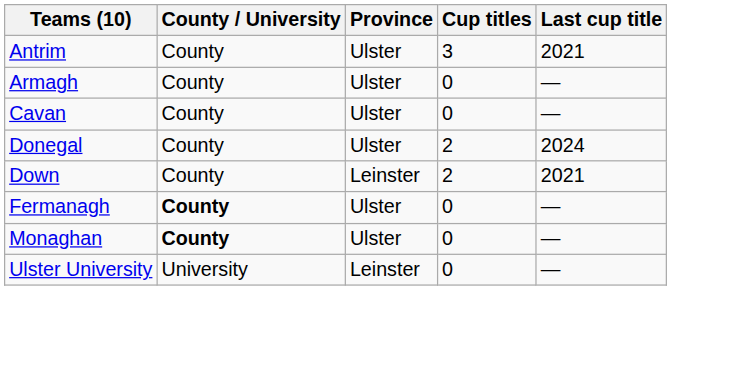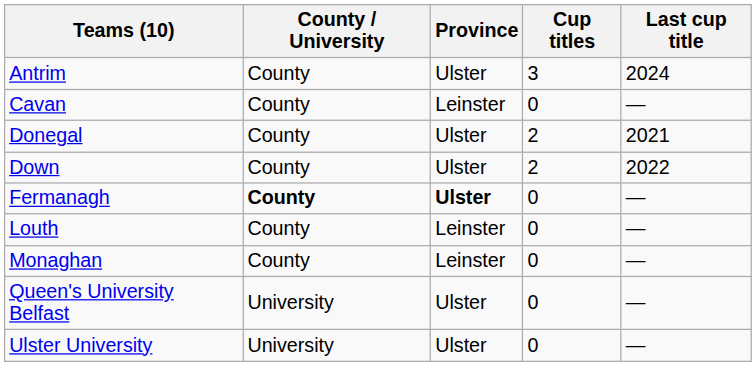(563, 51) 2021 -> (648, 73) 2024
- row: (44, 82)
(376, 113) Ulster -> (470, 104) Leinster
(563, 144) 2024 -> (648, 135) 2021
(385, 176) Leinster -> (461, 167) Ulster
(563, 176) 2021 -> (648, 167) 2022
(376, 207) normal -> (463, 198) bold
+ row: (34, 229)
(195, 238) bold -> (279, 260) normal
(376, 238) Ulster -> (470, 260) Leinster
+ row: (91, 303)
(385, 269) Leinster -> (461, 345) Ulster
